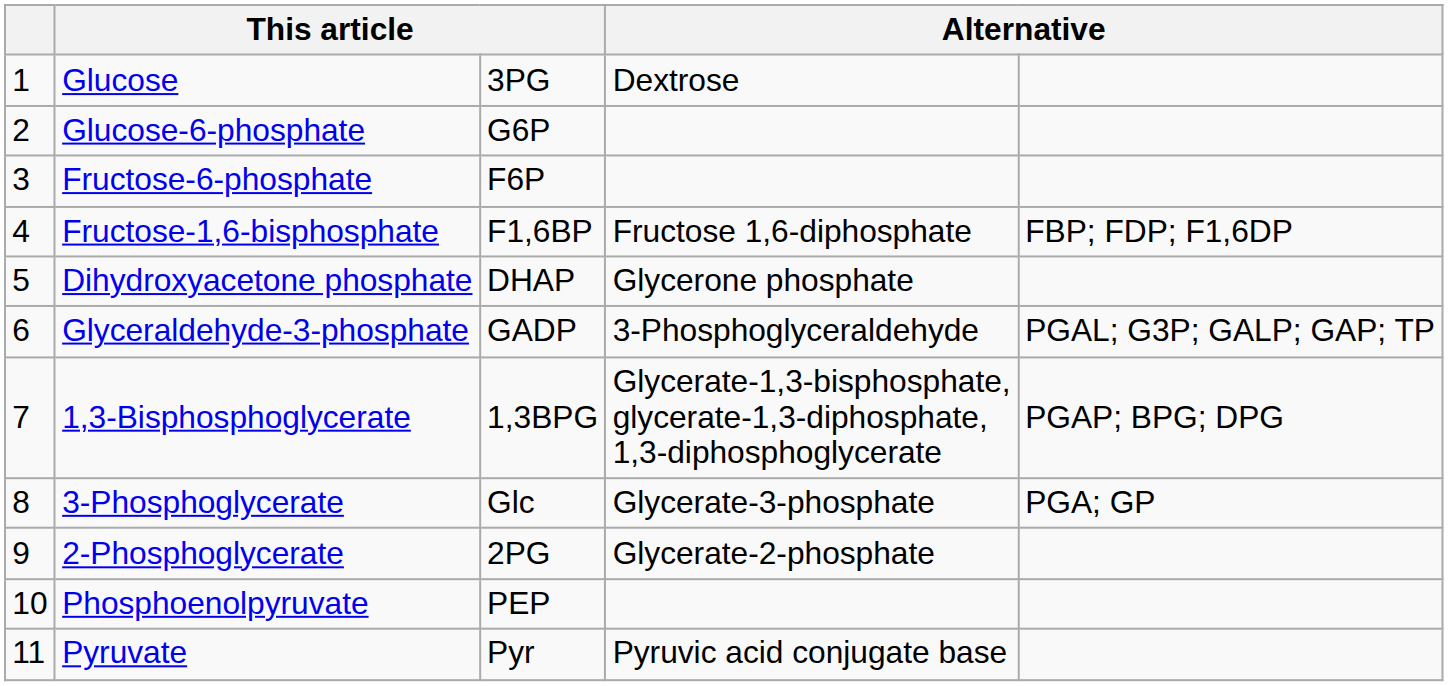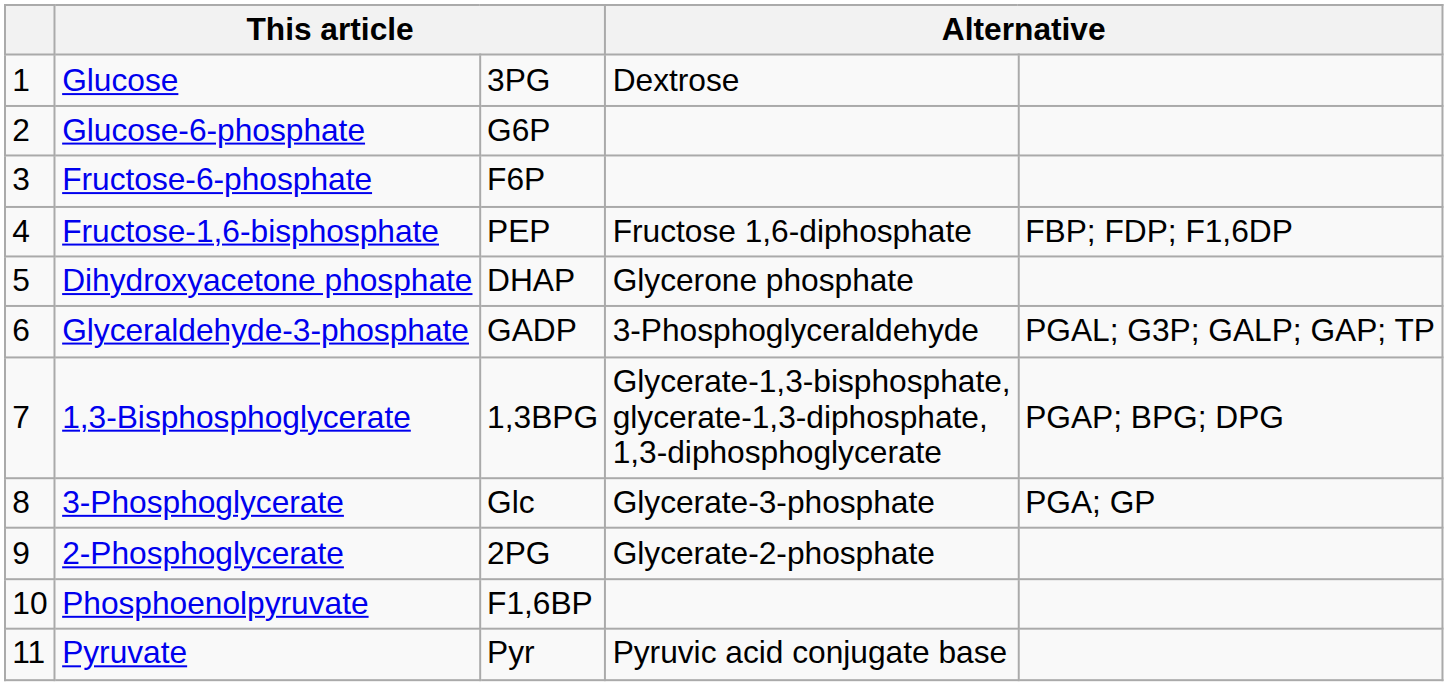(540, 230) F1,6BP -> (519, 230) PEP
(519, 603) PEP -> (540, 603) F1,6BP
